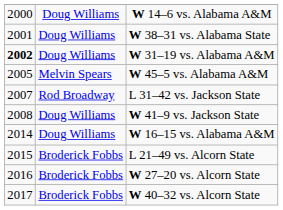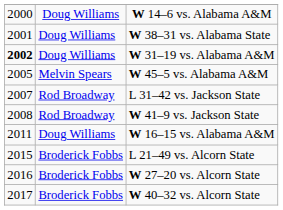(77, 114) Doug Williams -> (77, 114) Rod Broadway
(20, 134) 2014 -> (20, 134) 2011
